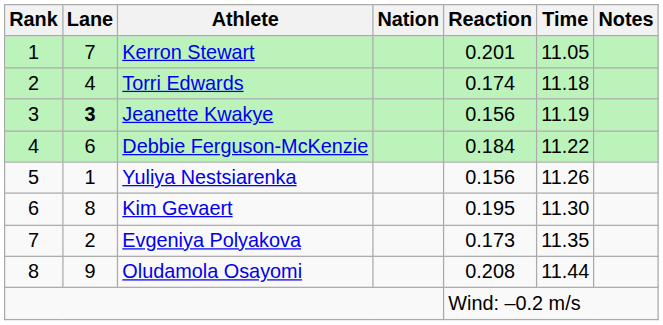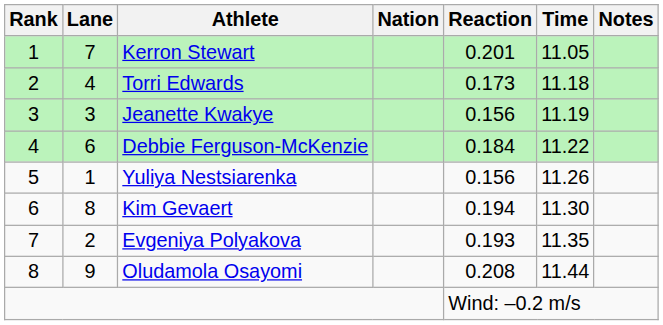(490, 83) 0.174 -> (490, 83) 0.173
(90, 114) bold -> (90, 114) normal
(490, 209) 0.195 -> (490, 209) 0.194
(490, 240) 0.173 -> (490, 240) 0.193
